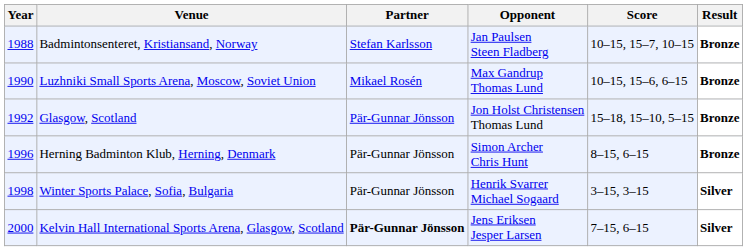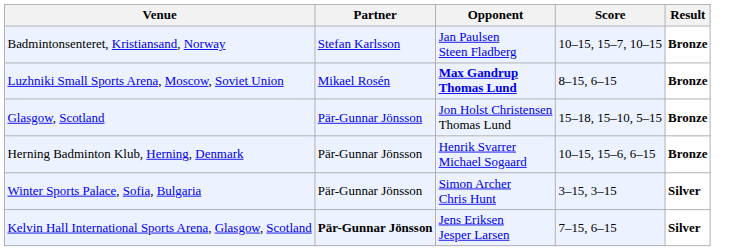- column: (20, 15)
(507, 81) normal -> (478, 81) bold
(639, 81) 10–15, 15–6, 6–15 -> (588, 81) 8–15, 6–15
(507, 154) Simon Archer Chris Hunt -> (483, 154) Henrik Svarrer Michael Sogaard
(620, 154) 8–15, 6–15 -> (607, 154) 10–15, 15–6, 6–15
(515, 191) Henrik Svarrer Michael Sogaard -> (475, 191) Simon Archer Chris Hunt
